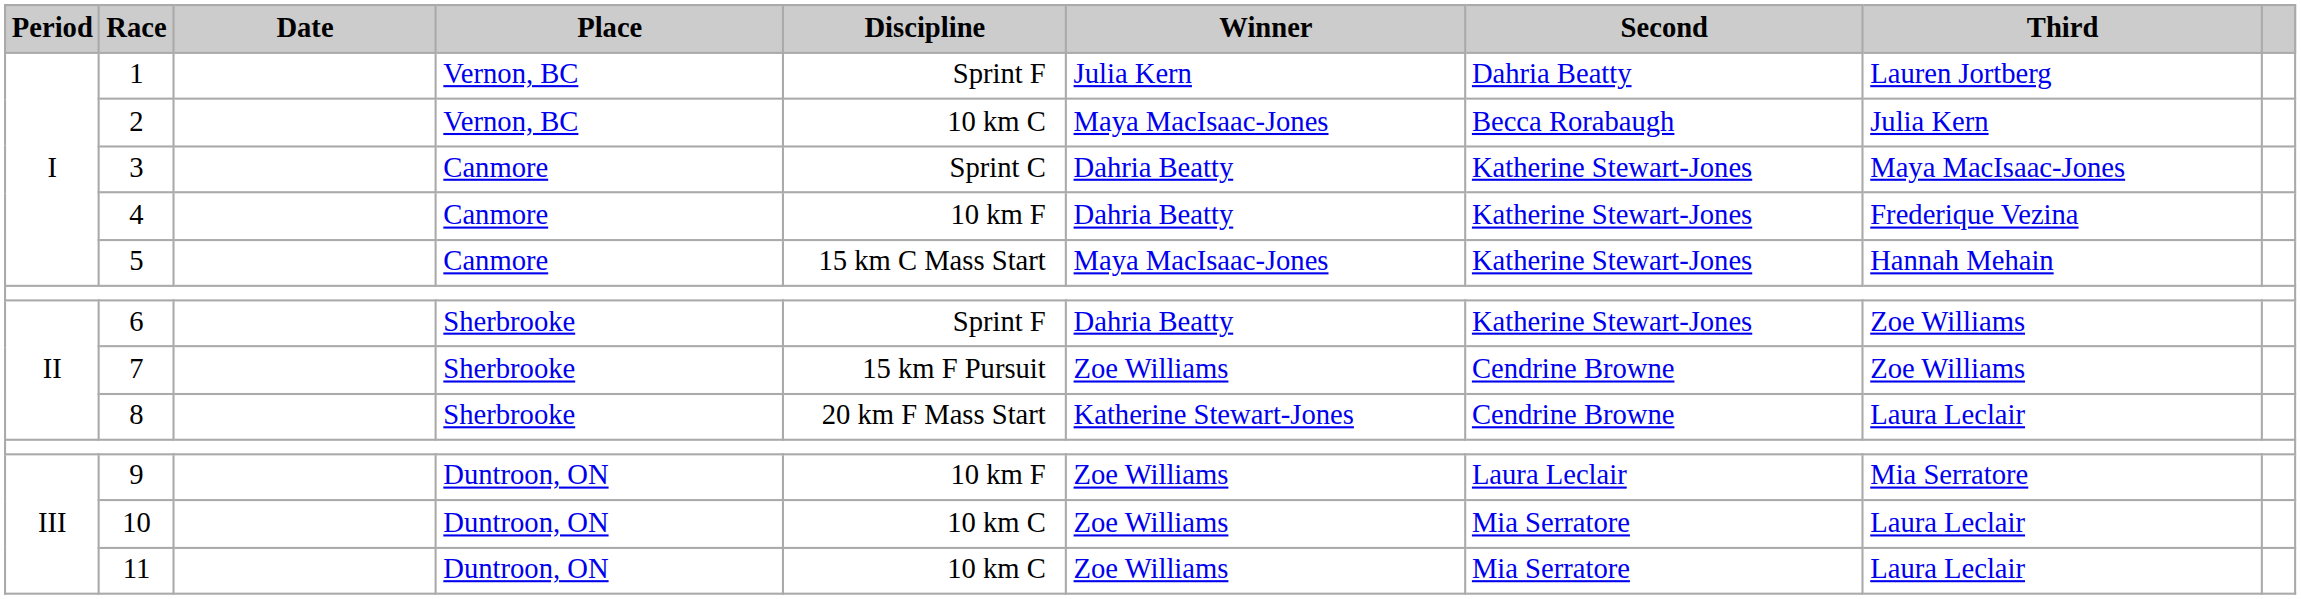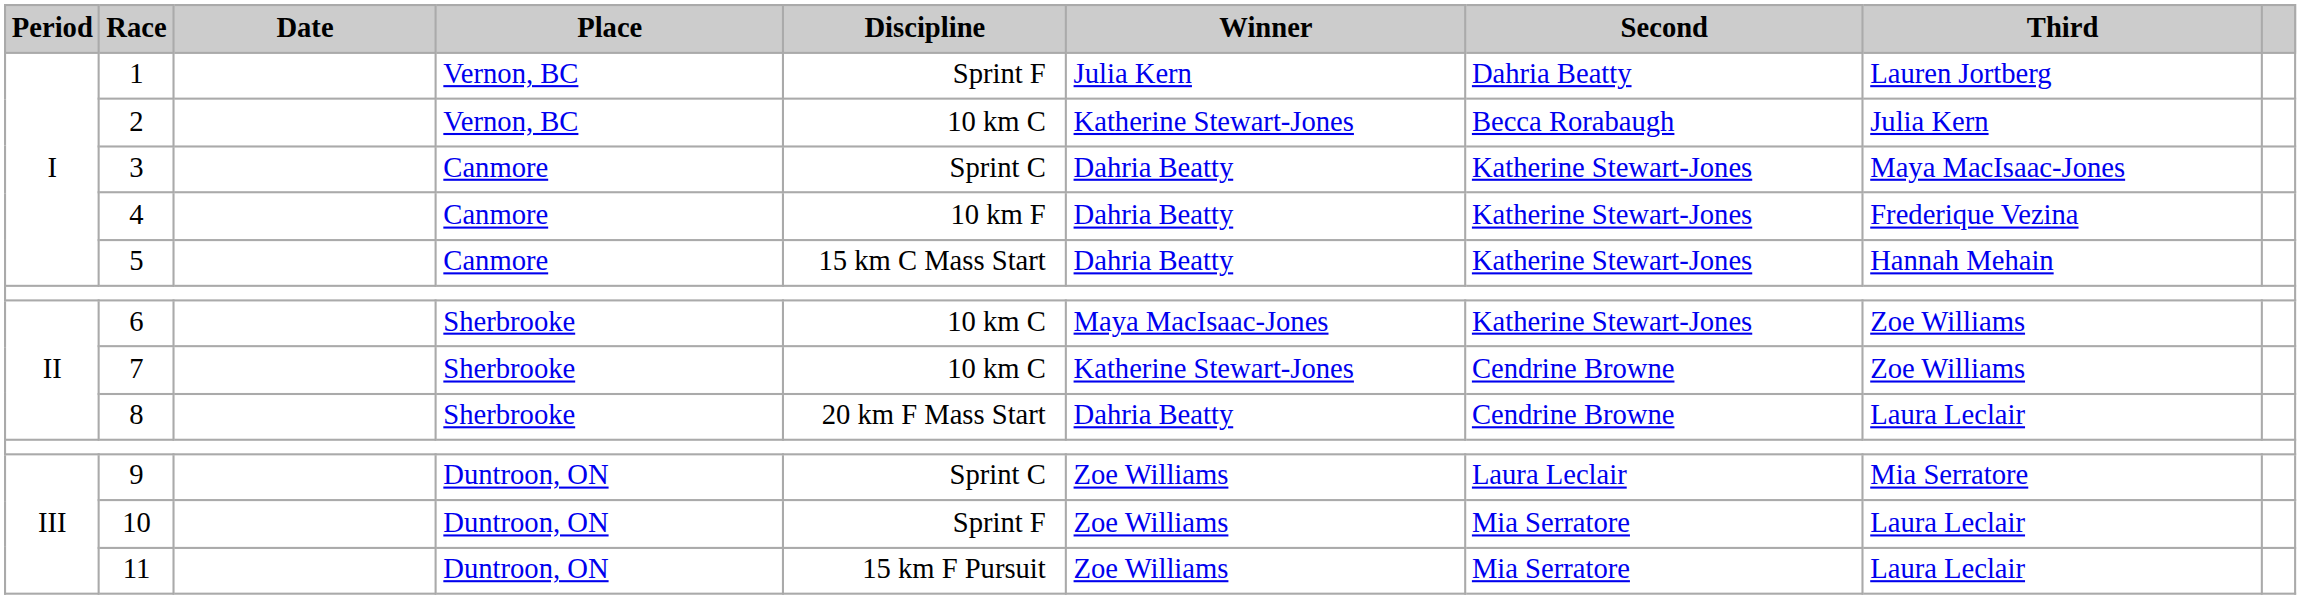(1201, 121) Maya MacIsaac-Jones -> (1214, 121) Katherine Stewart-Jones
(1201, 261) Maya MacIsaac-Jones -> (1153, 261) Dahria Beatty
(1006, 321) Sprint F -> (1004, 321) 10 km C
(1153, 321) Dahria Beatty -> (1201, 321) Maya MacIsaac-Jones
(961, 368) 15 km F Pursuit -> (1004, 368) 10 km C
(1151, 368) Zoe Williams -> (1214, 368) Katherine Stewart-Jones
(1214, 415) Katherine Stewart-Jones -> (1153, 415) Dahria Beatty
(1005, 475) 10 km F -> (1005, 475) Sprint C
(1004, 522) 10 km C -> (1006, 522) Sprint F
(1004, 569) 10 km C -> (961, 569) 15 km F Pursuit
